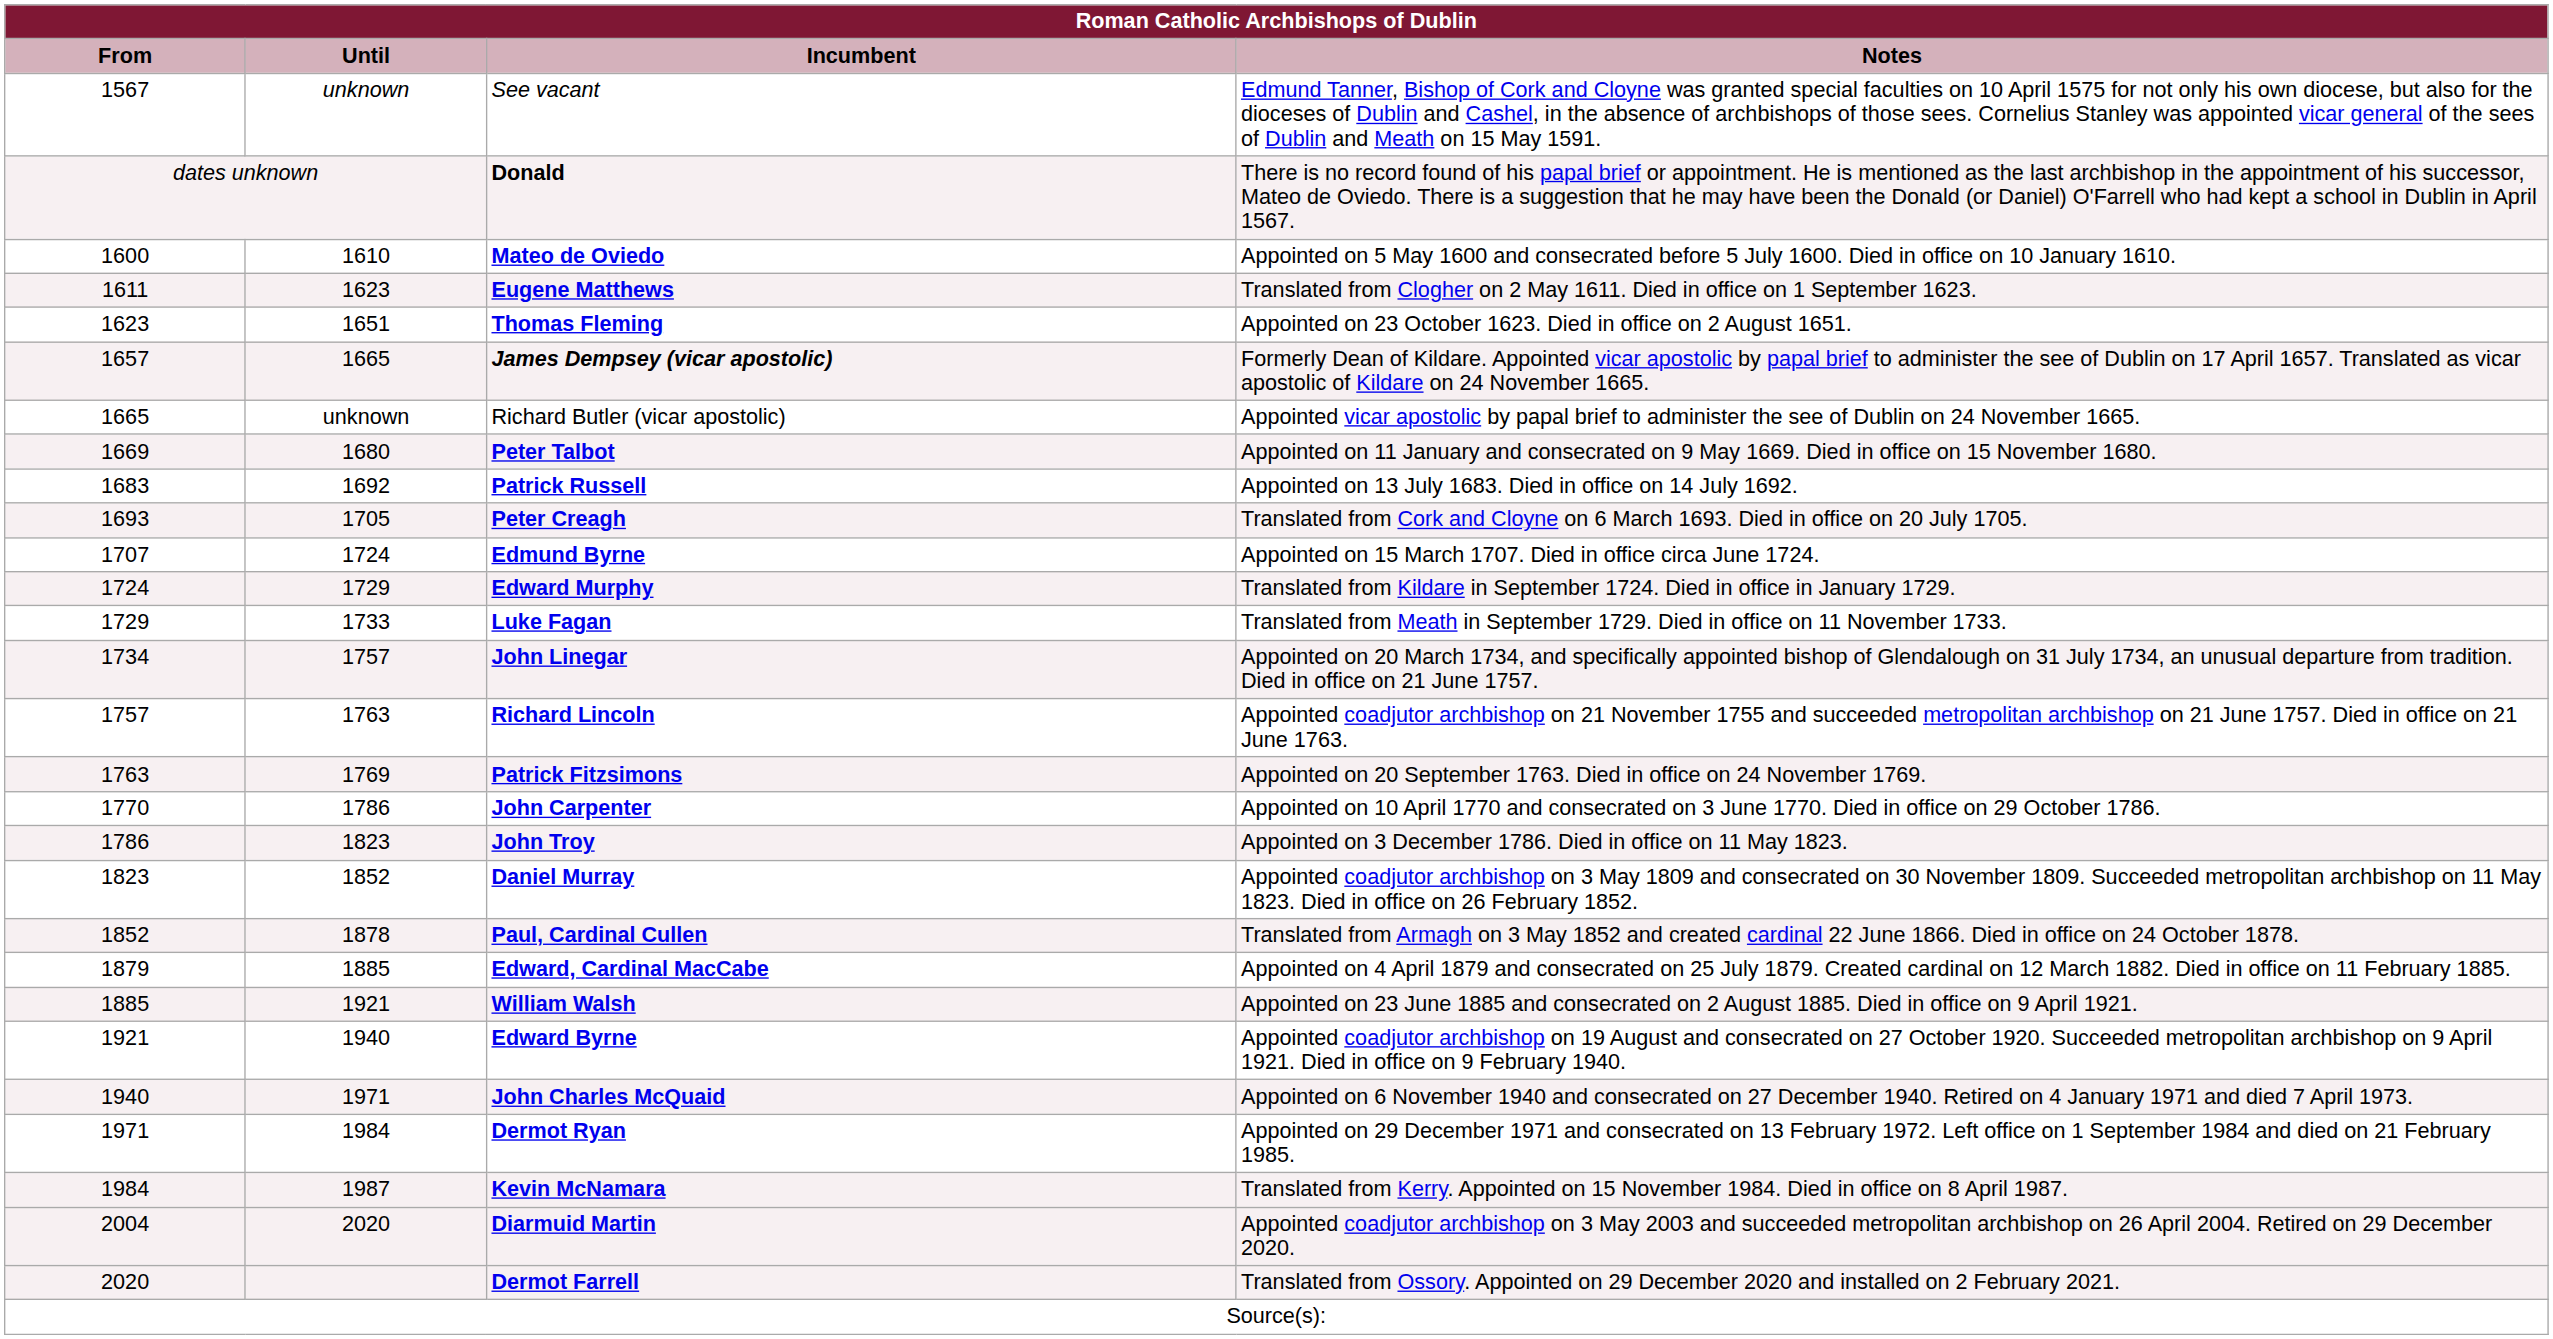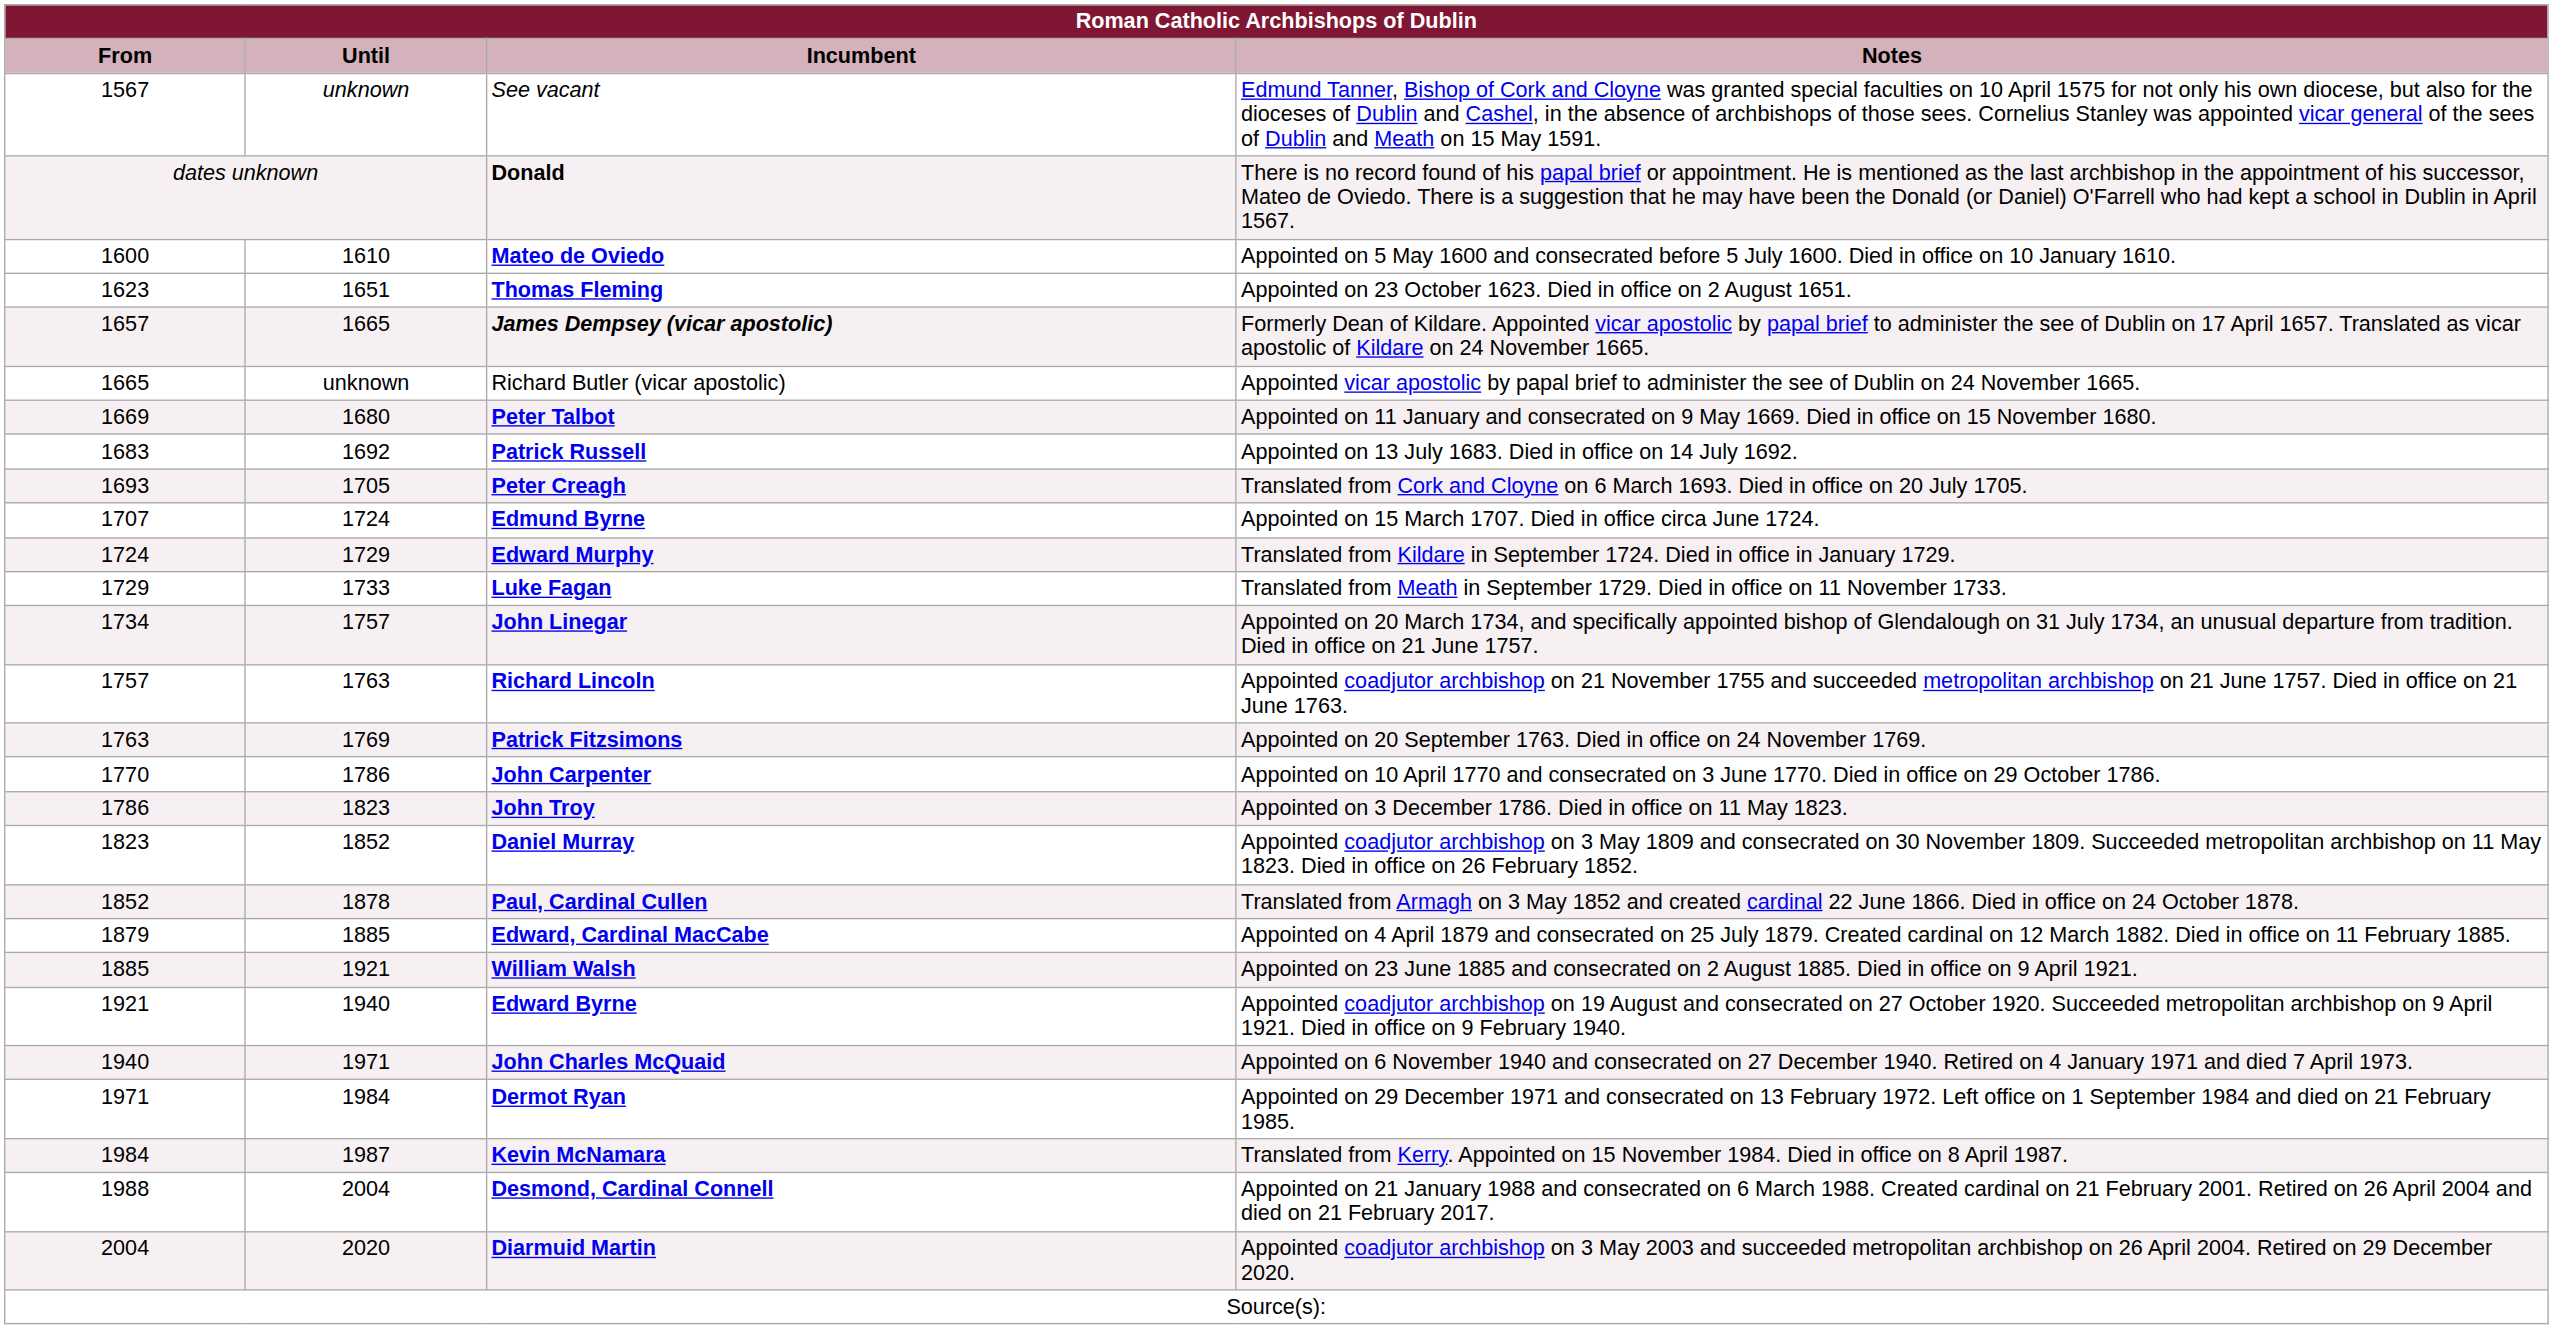- row: (583, 290)
+ row: (632, 1189)
- row: (565, 1282)
